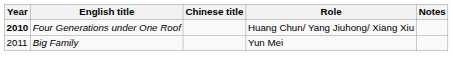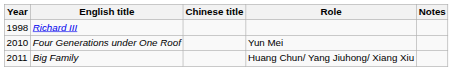+ row: (55, 27)
(17, 27) bold -> (17, 43) normal
(331, 27) Huang Chun/ Yang Jiuhong/ Xiang Xiu -> (266, 43) Yun Mei
(266, 43) Yun Mei -> (331, 58) Huang Chun/ Yang Jiuhong/ Xiang Xiu
